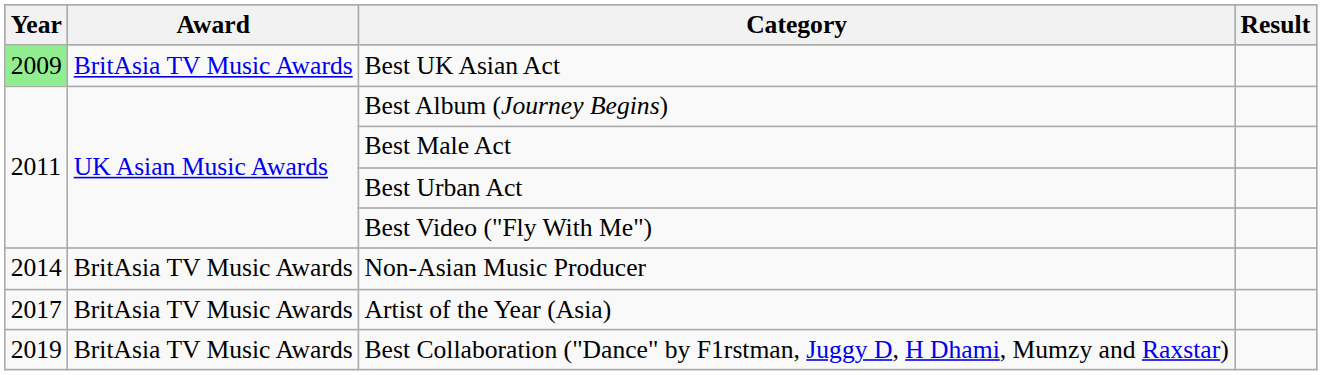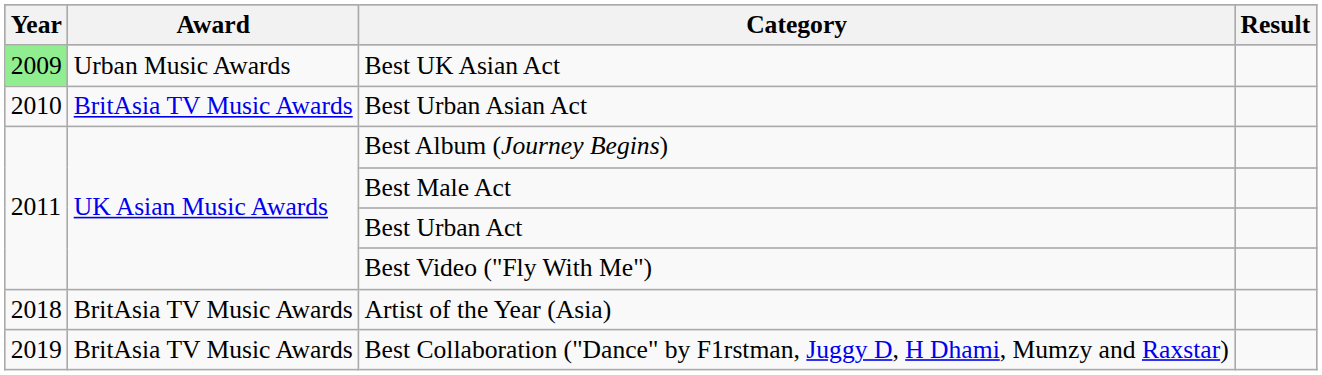(213, 65) BritAsia TV Music Awards -> (182, 65) Urban Music Awards
+ row: (476, 106)
- row: (505, 268)
(36, 308) 2017 -> (36, 308) 2018
